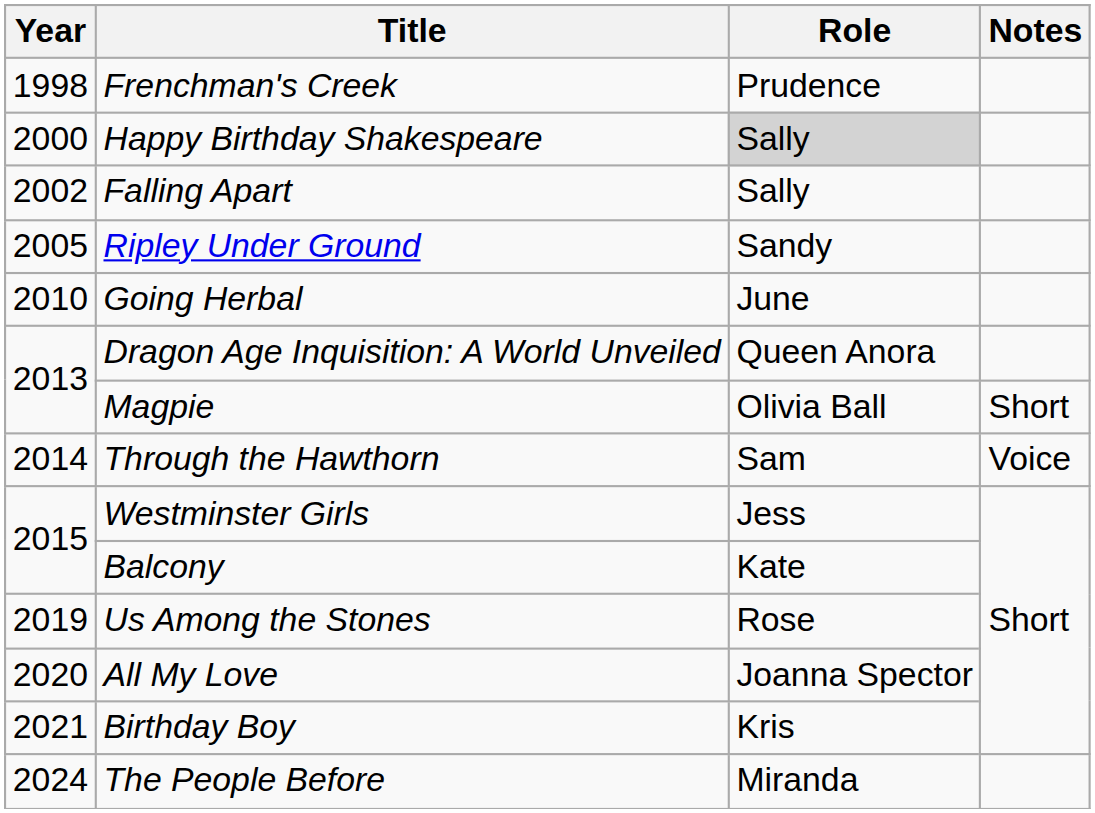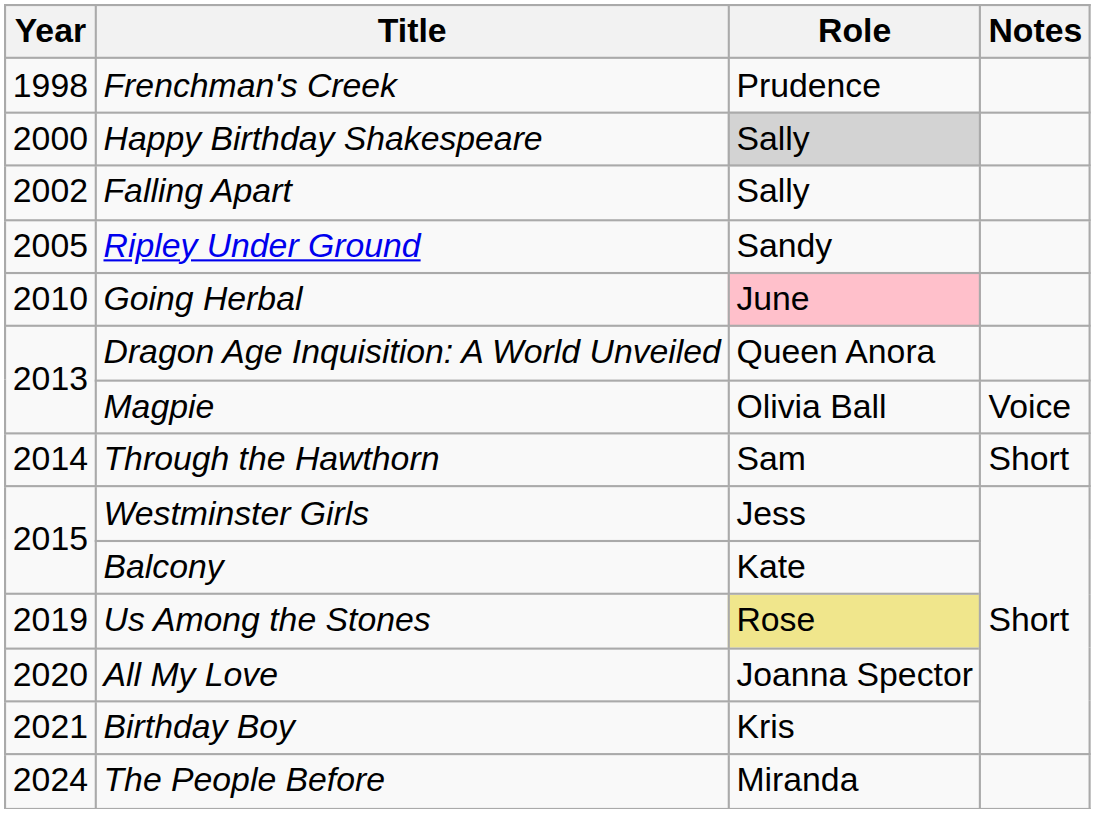(773, 298) no background -> (773, 298) pink background
(1029, 406) Short -> (1030, 406) Voice
(1030, 459) Voice -> (1029, 459) Short
(776, 620) no background -> (776, 620) khaki background
